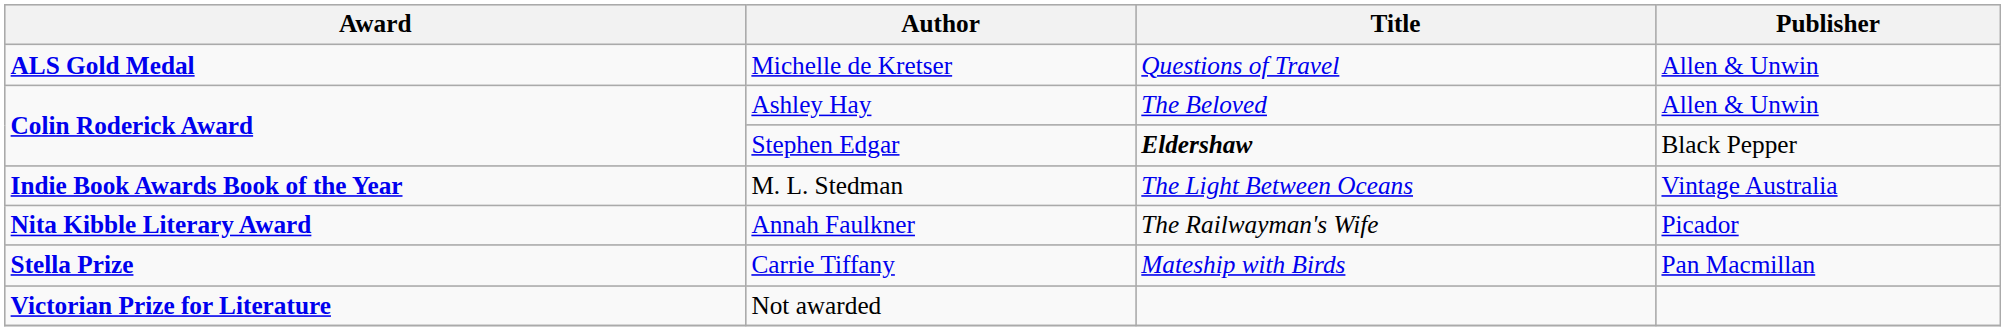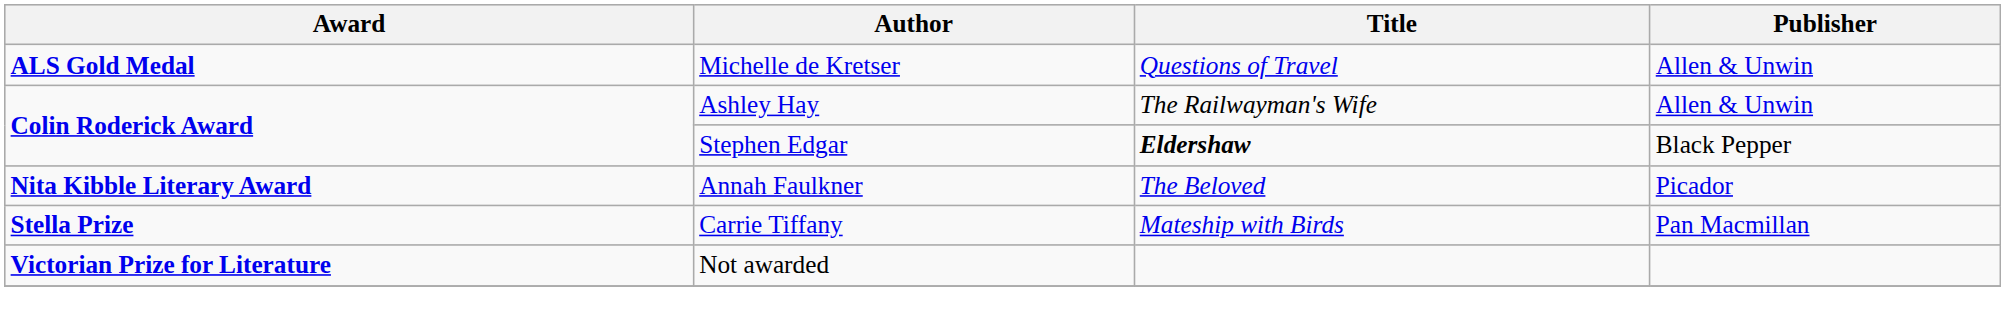(1204, 104) The Beloved -> (1258, 104) The Railwayman's Wife
- row: (827, 184)
(1260, 225) The Railwayman's Wife -> (1203, 184) The Beloved
